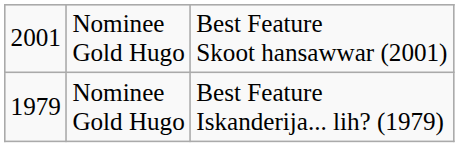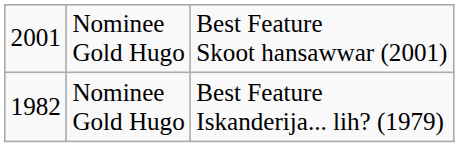(36, 106) 1979 -> (36, 106) 1982
